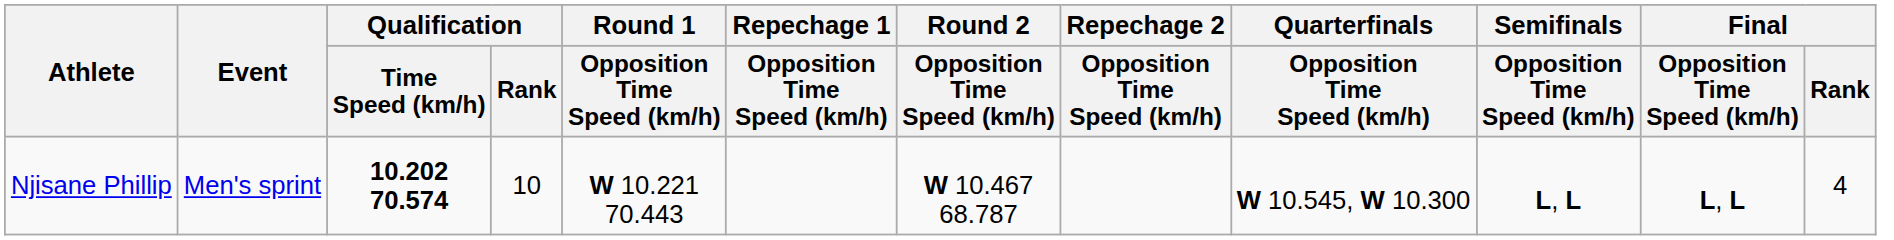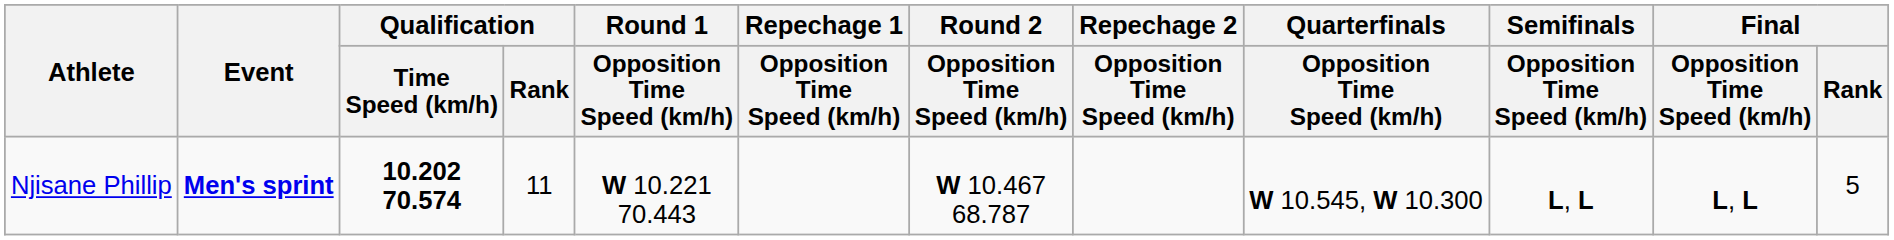(252, 186) normal -> (259, 186) bold
(527, 186) 10 -> (539, 186) 11
(1840, 186) 4 -> (1853, 186) 5
